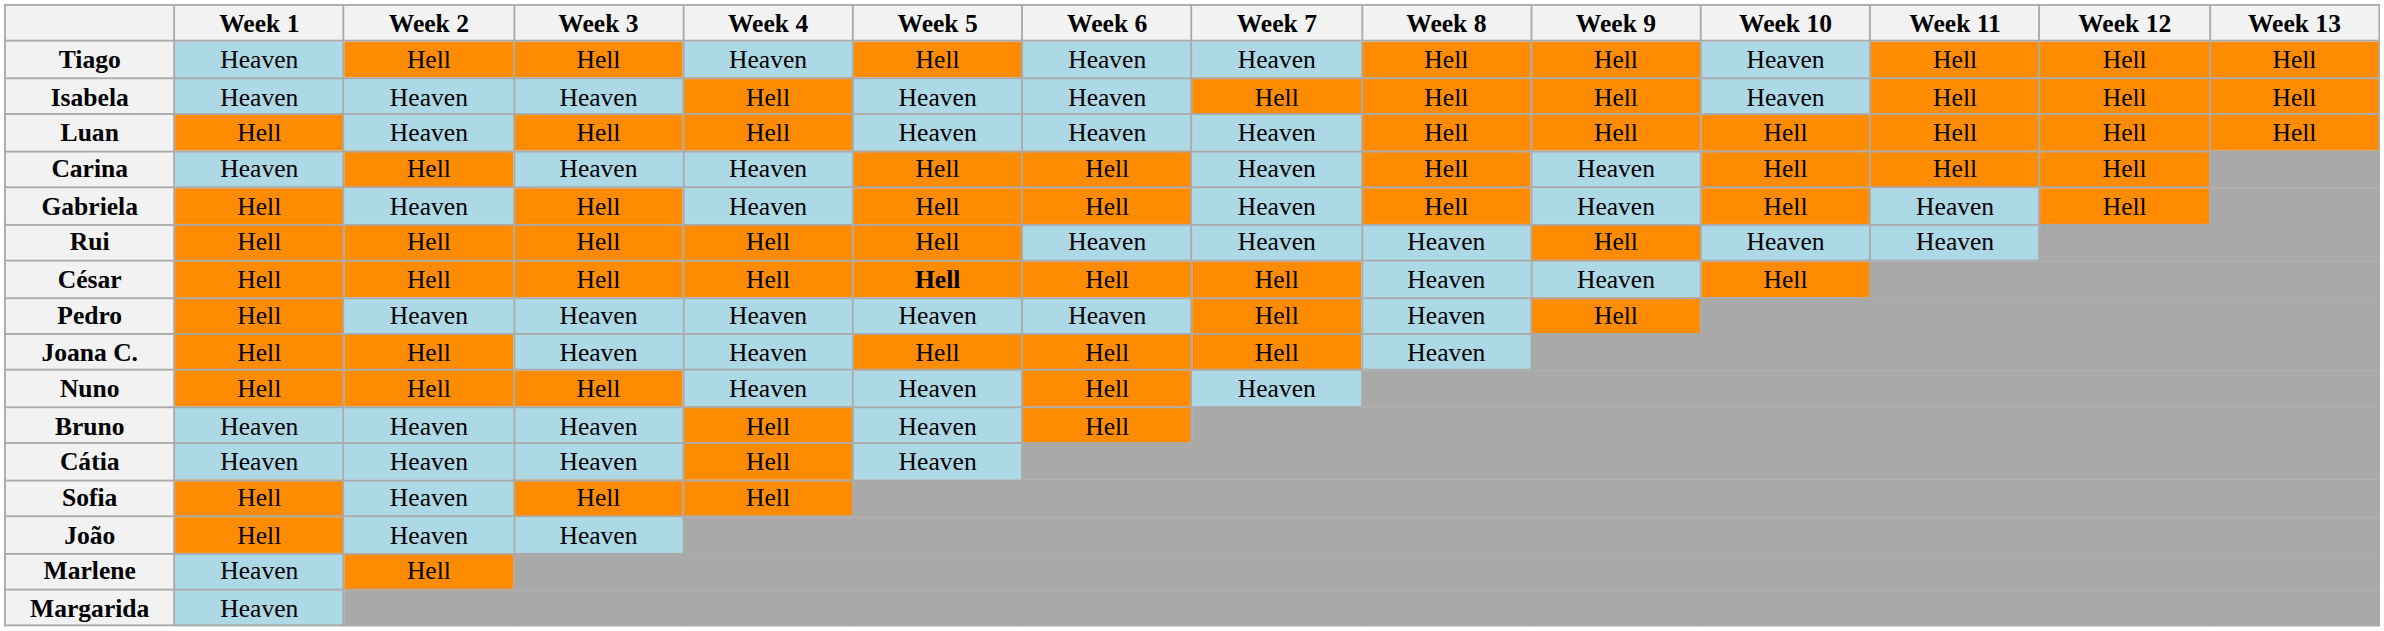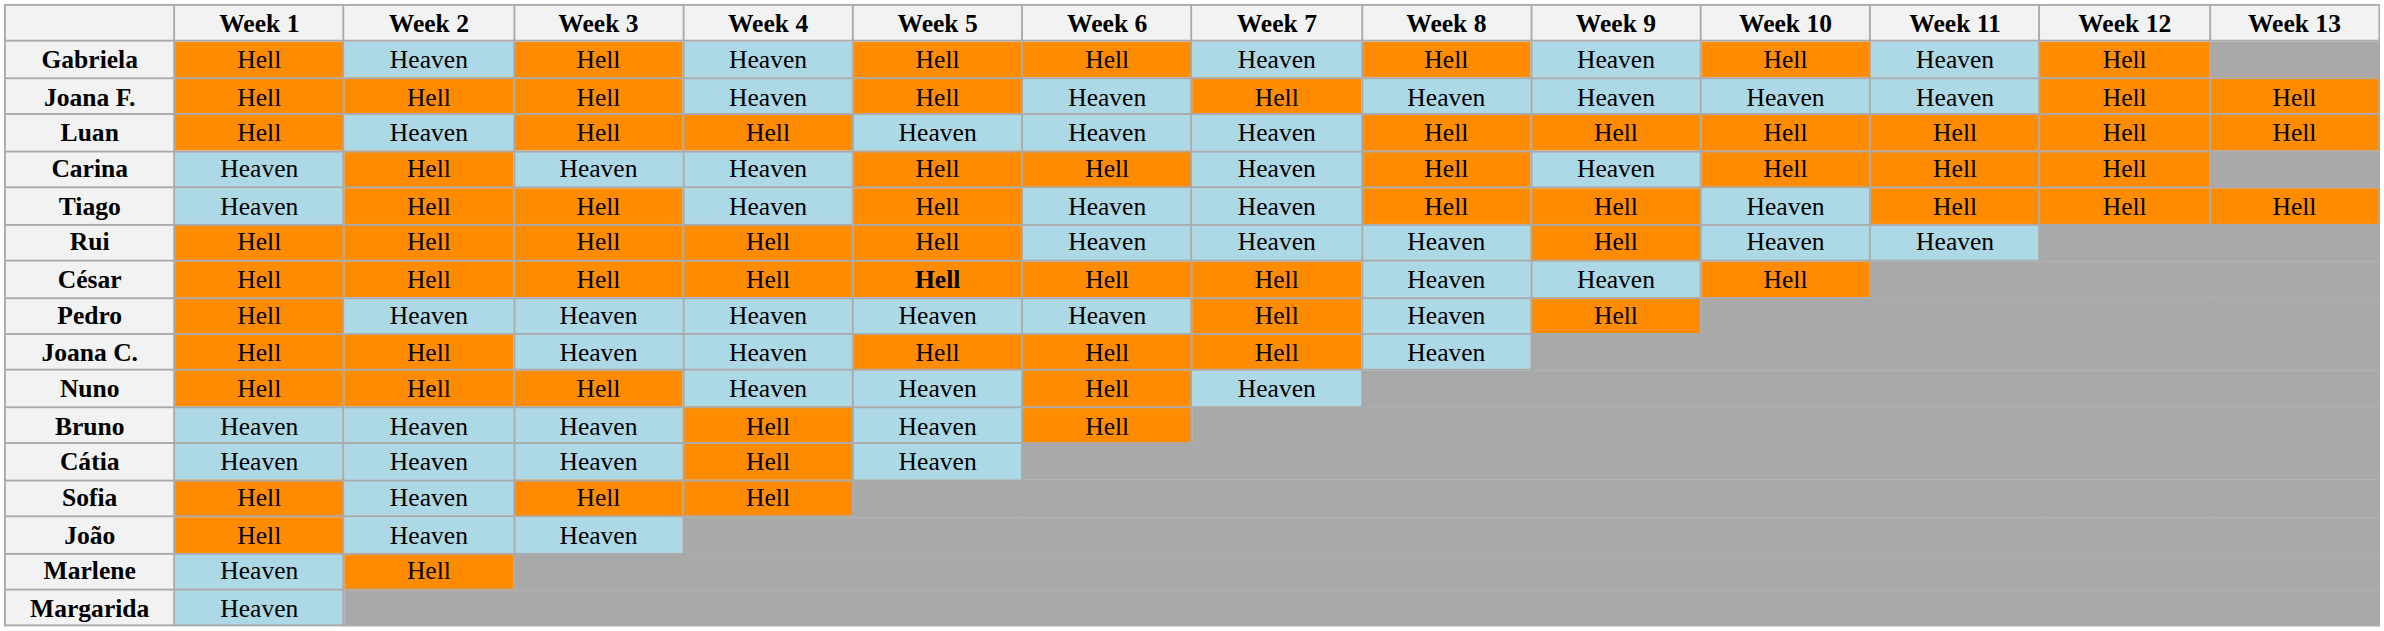rows swapped: (90, 59) <-> (90, 206)
+ row: (90, 96)
- row: (90, 96)
